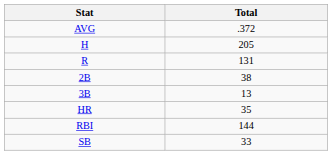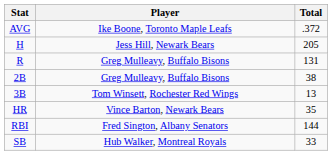+ column: (165, 12)
